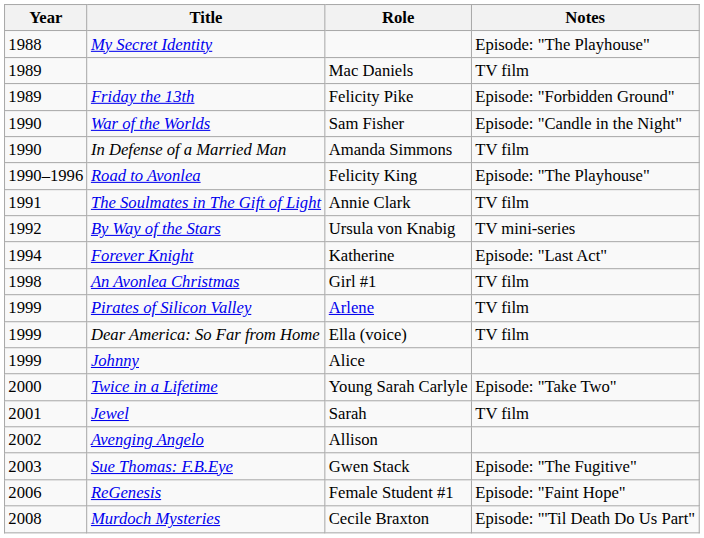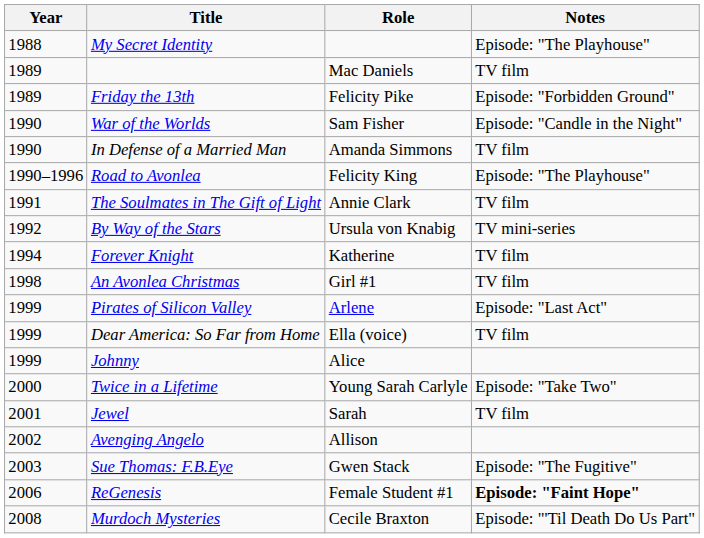(541, 255) Episode: "Last Act" -> (502, 255) TV film
(502, 307) TV film -> (541, 307) Episode: "Last Act"
(550, 492) normal -> (558, 492) bold
